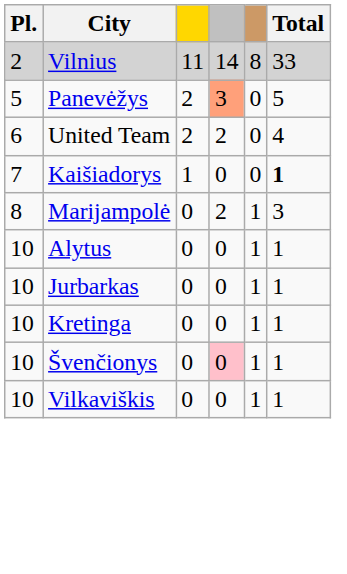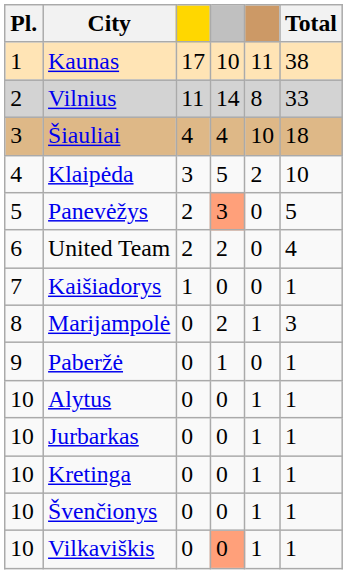+ row: (84, 60)
+ row: (84, 135)
+ row: (91, 173)
(278, 173) bold -> (291, 286) normal
+ row: (86, 361)
(221, 361) pink background -> (222, 511) no background
(221, 398) no background -> (222, 549) lightsalmon background
